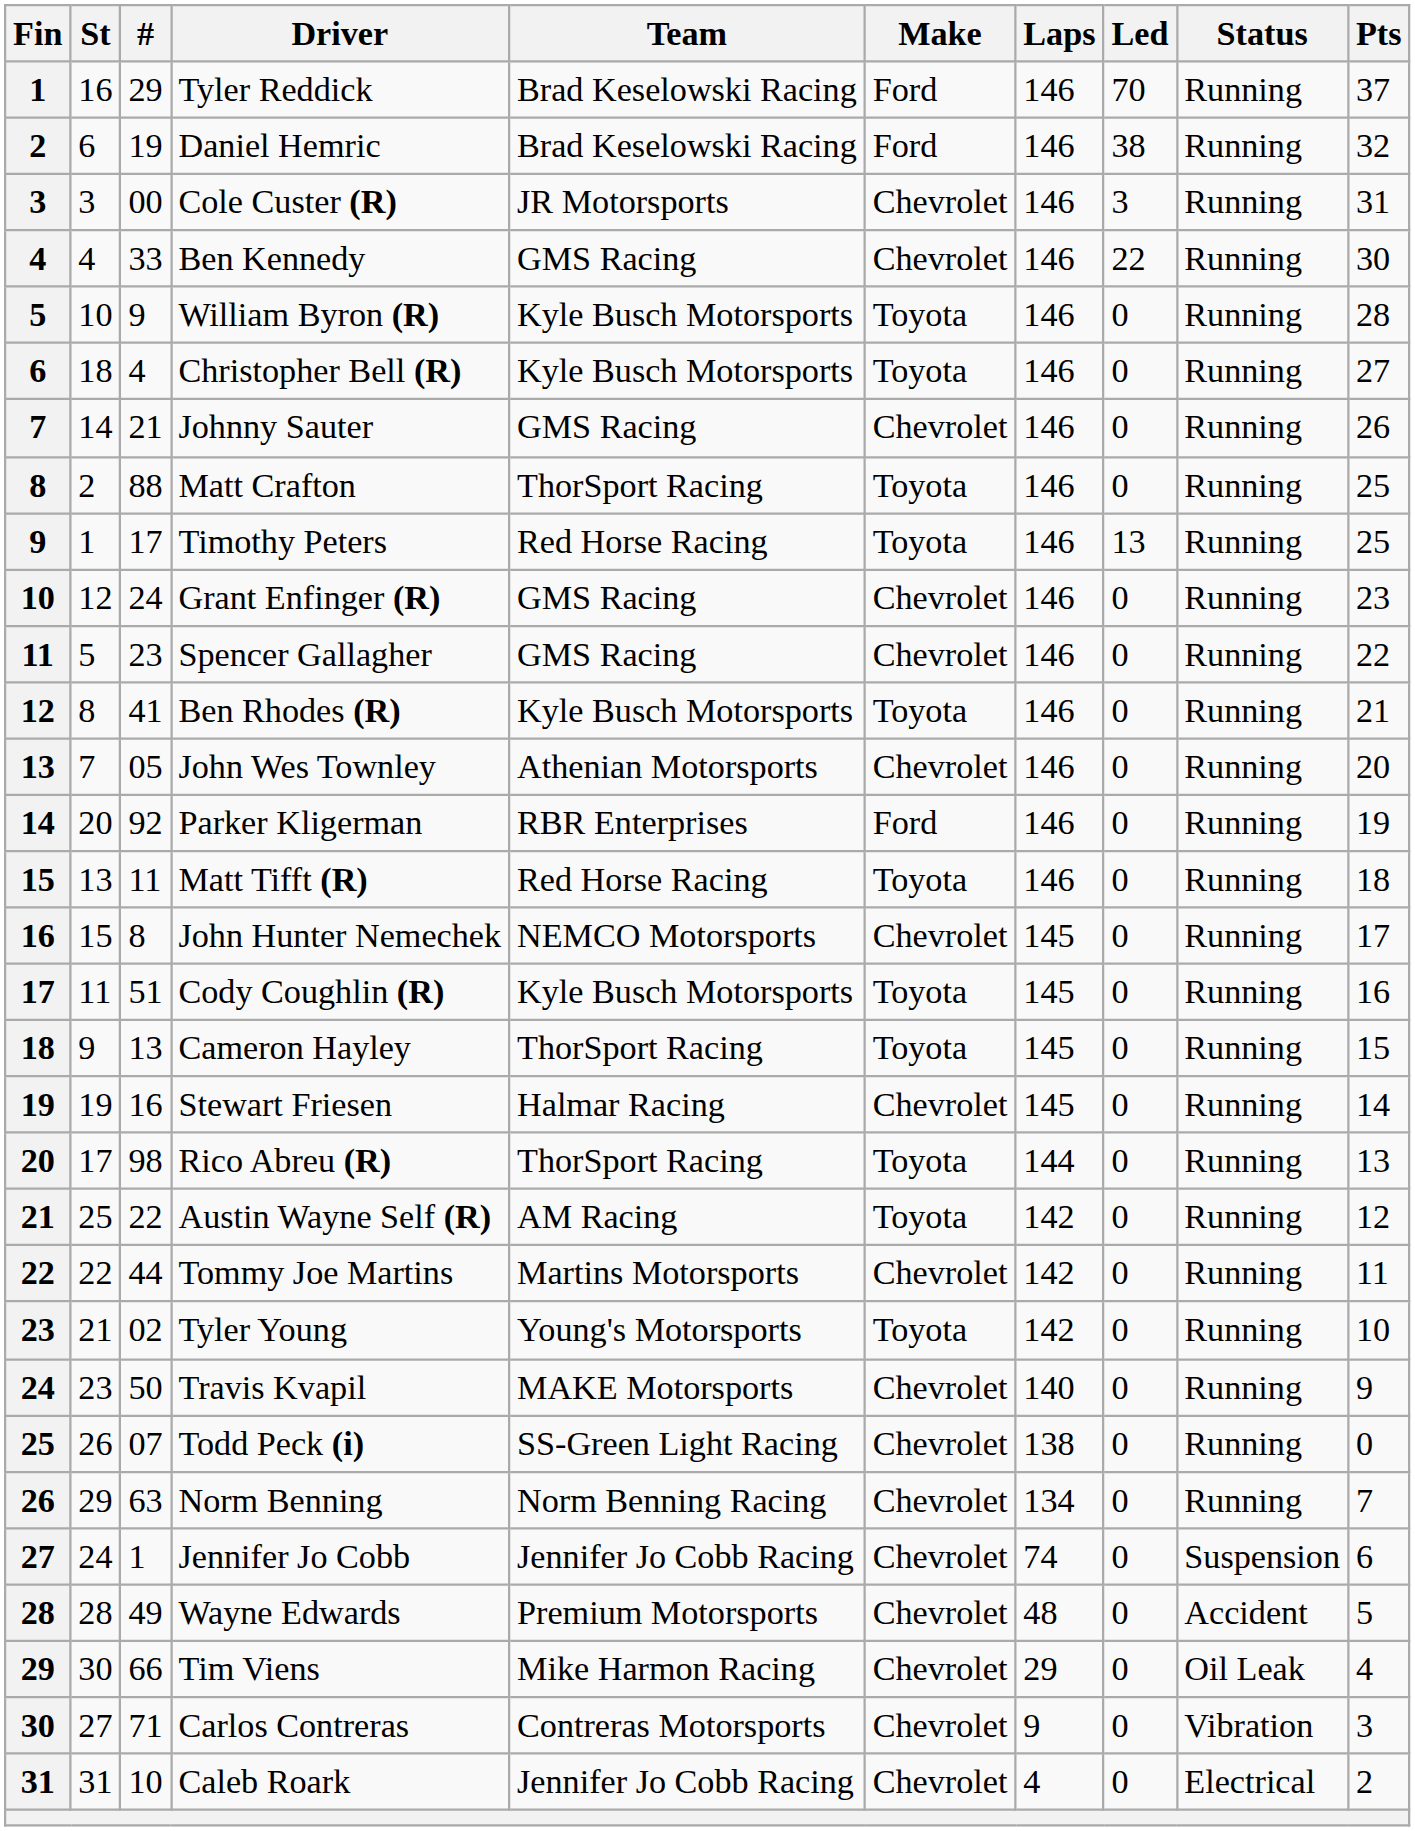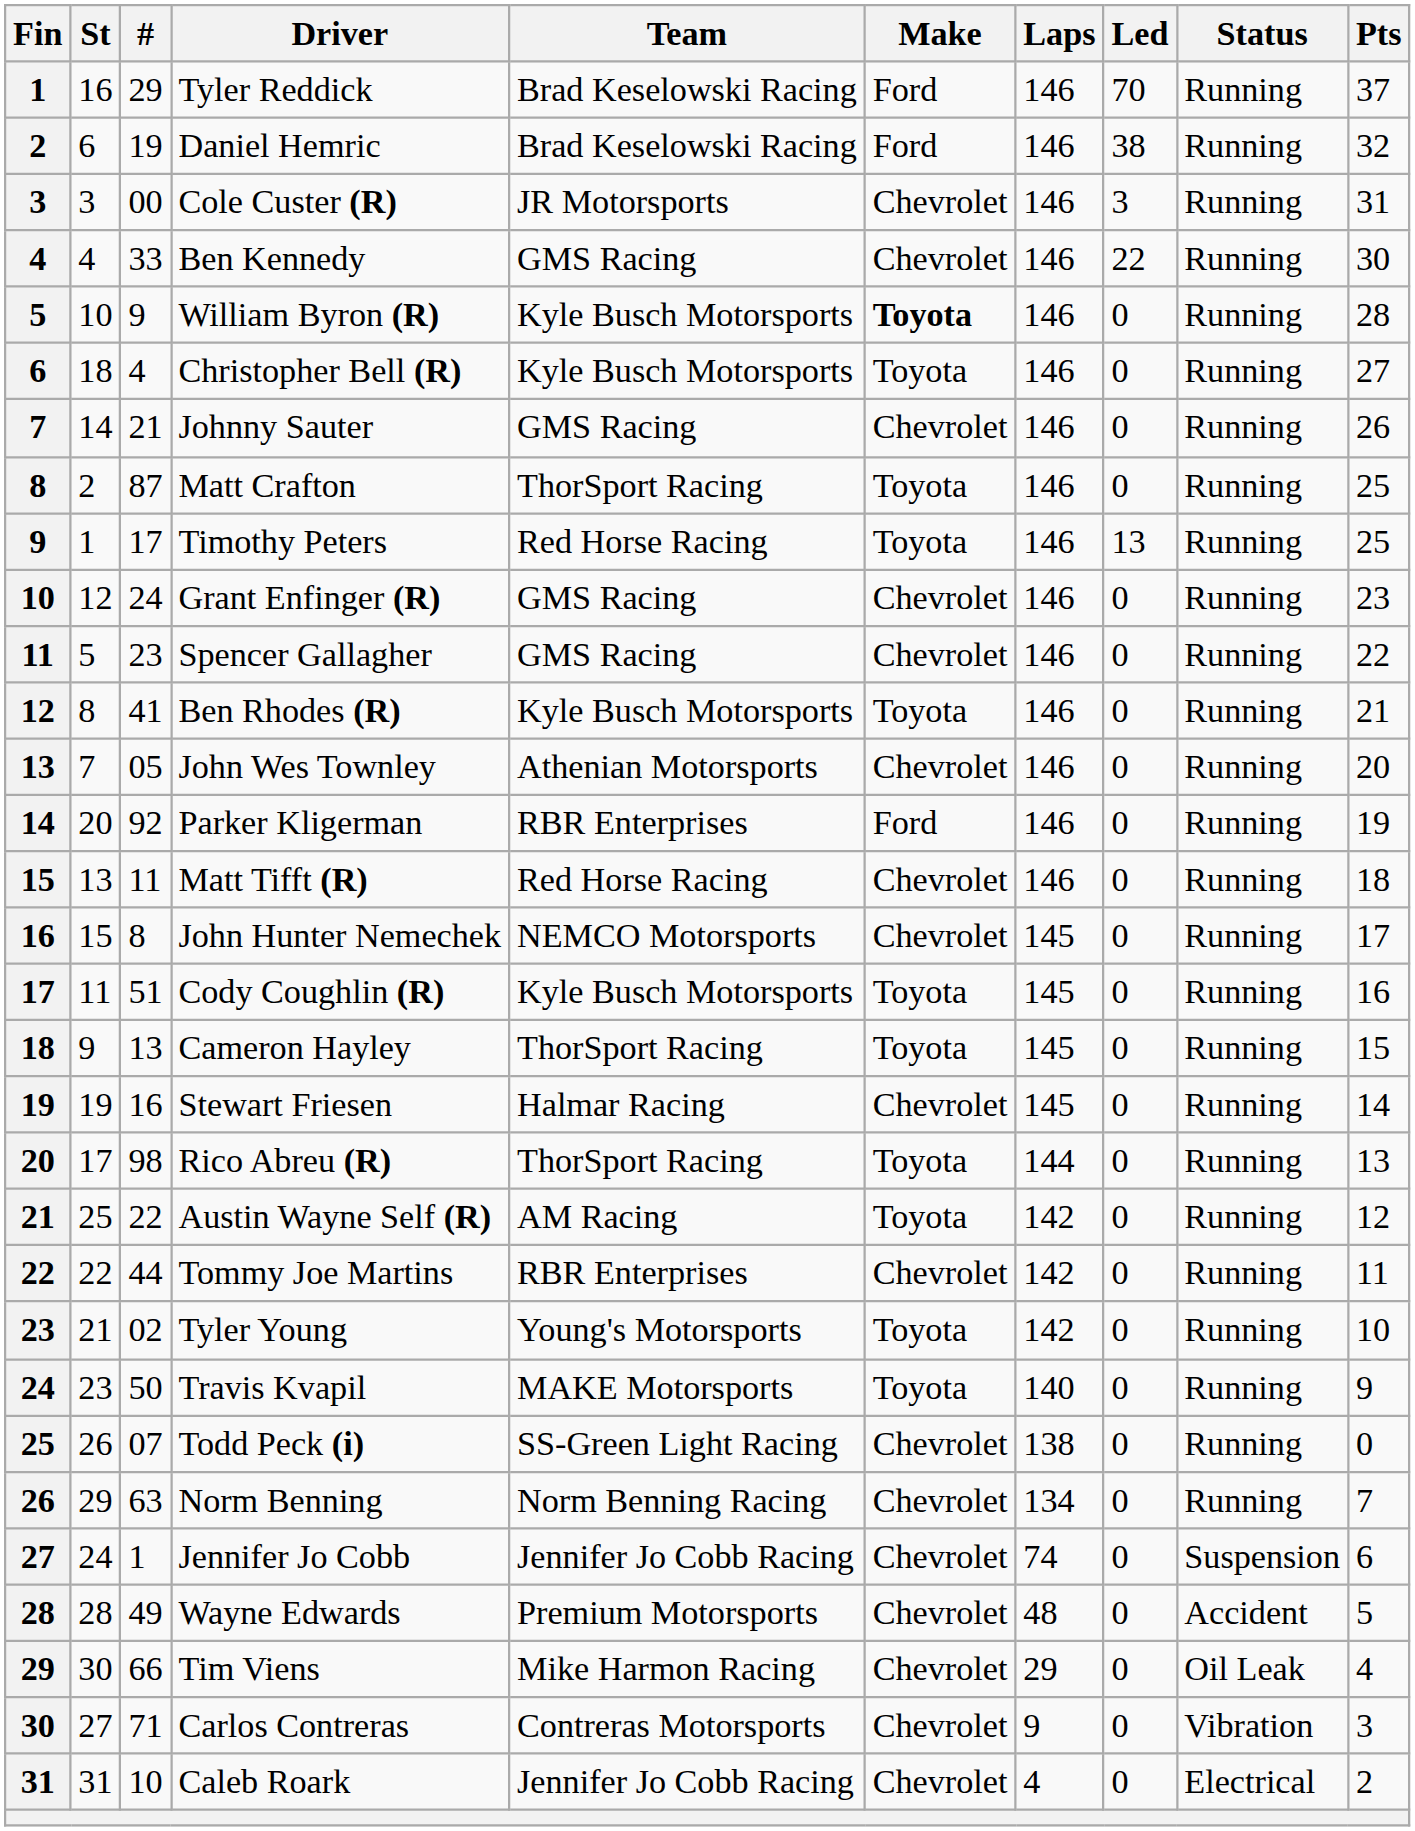(920, 314) normal -> (922, 314) bold
(146, 484) 88 -> (146, 484) 87
(920, 878) Toyota -> (940, 878) Chevrolet
(658, 1273) Martins Motorsports -> (632, 1273) RBR Enterprises
(940, 1386) Chevrolet -> (920, 1386) Toyota
